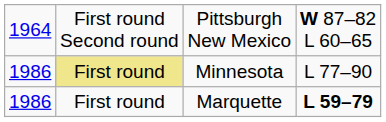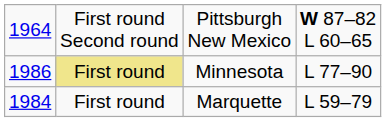(30, 101) 1986 -> (30, 101) 1984
(338, 101) bold -> (338, 101) normal
